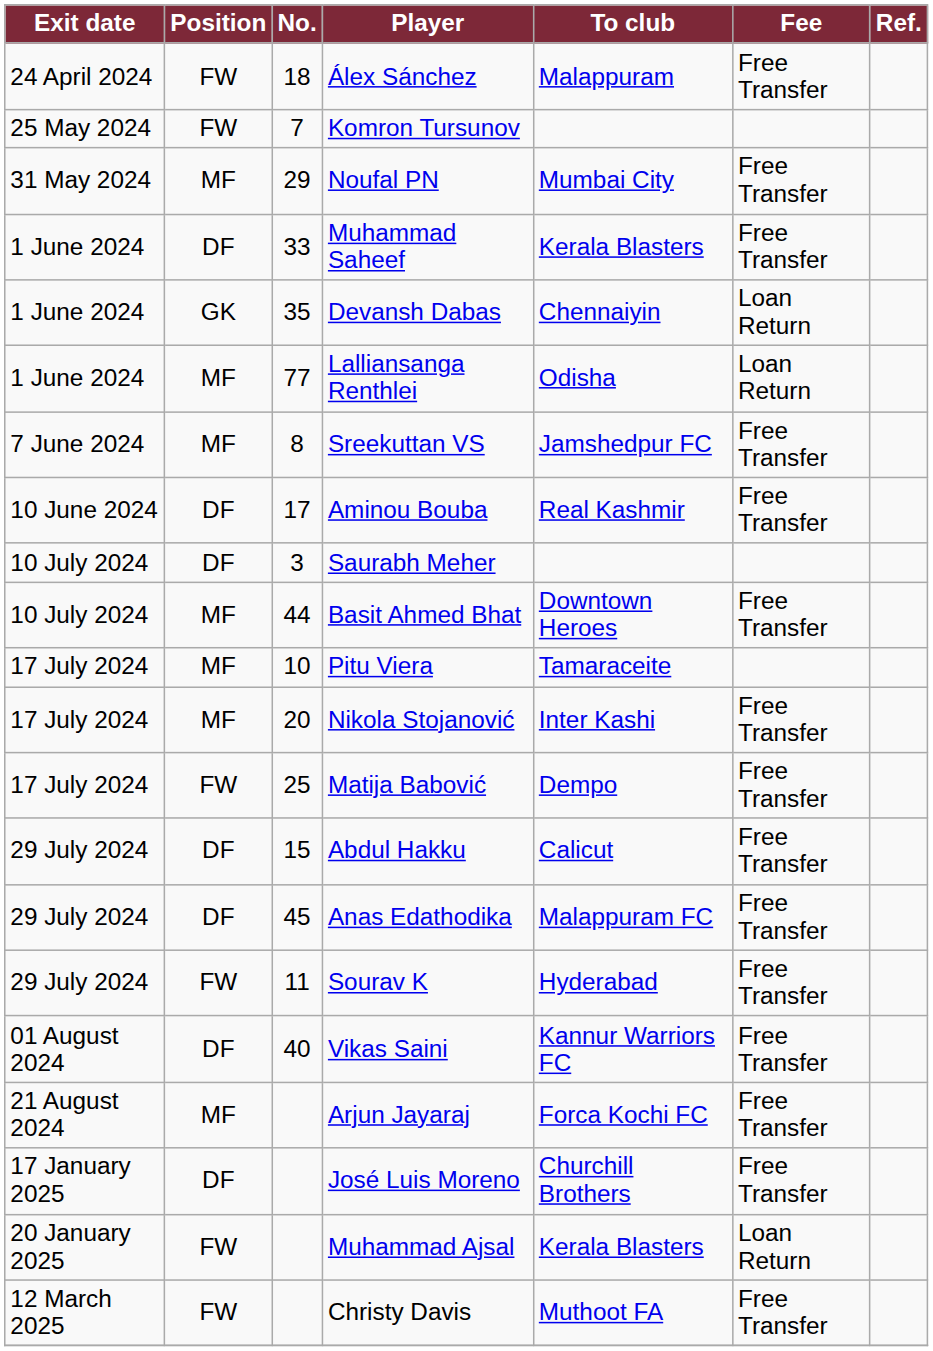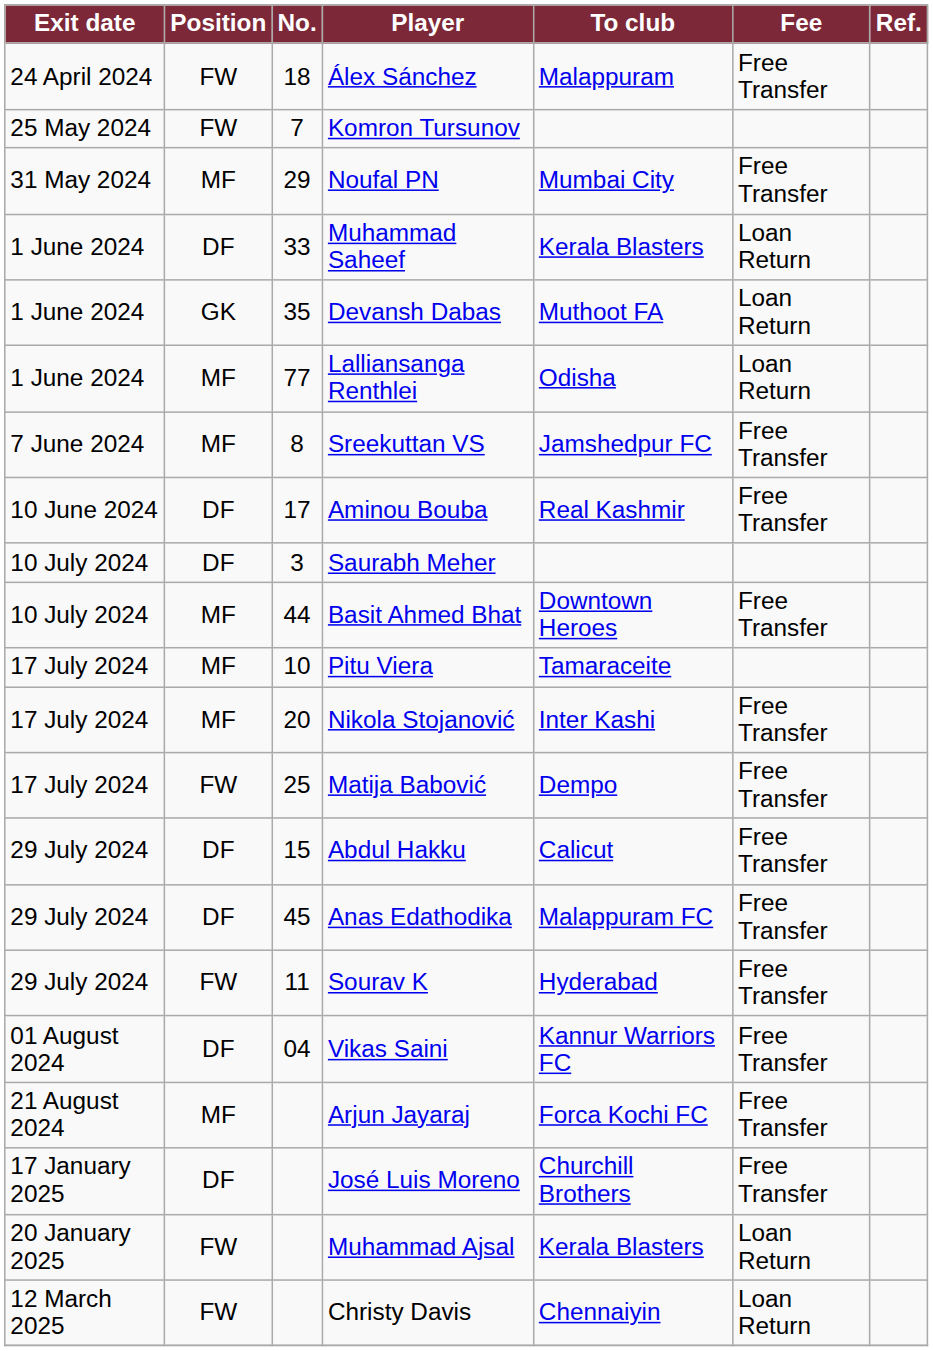(783, 246) Free Transfer -> (774, 246) Loan Return
(600, 312) Chennaiyin -> (601, 312) Muthoot FA
(297, 1048) 40 -> (297, 1048) 04
(601, 1312) Muthoot FA -> (600, 1312) Chennaiyin
(783, 1312) Free Transfer -> (774, 1312) Loan Return
